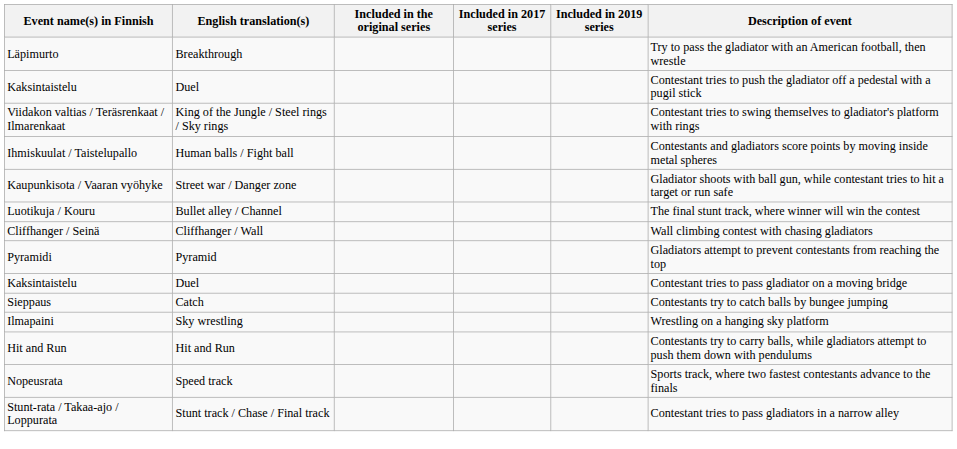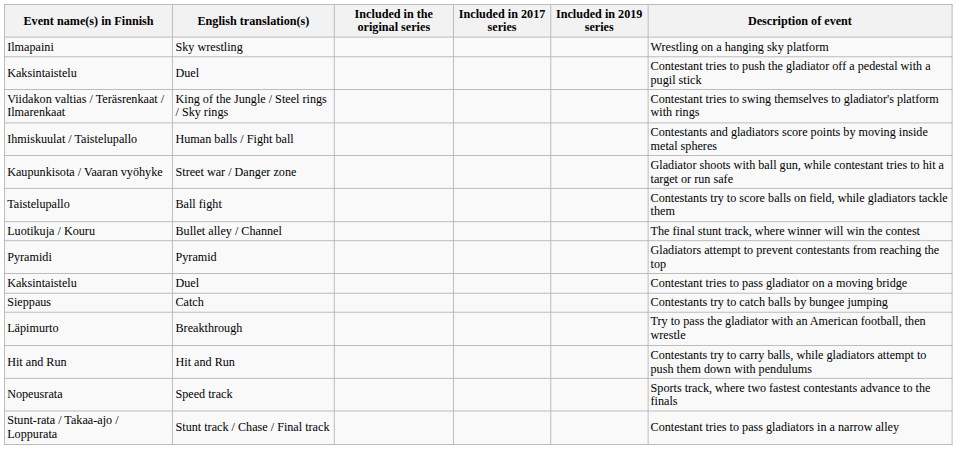rows swapped: (33, 53) <-> (30, 322)
+ row: (39, 205)
- row: (53, 231)
